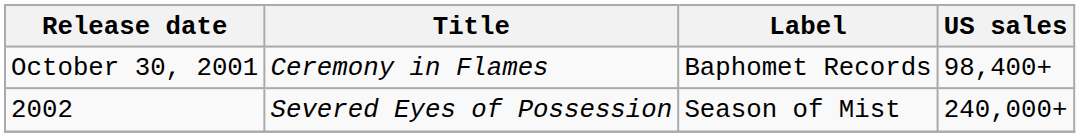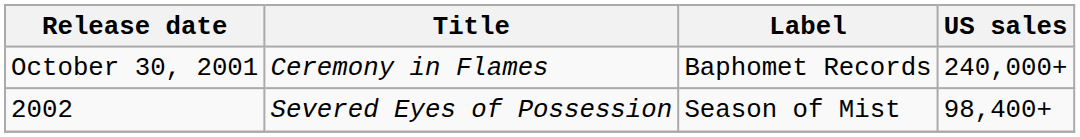(998, 68) 98,400+ -> (1006, 68) 240,000+
(1006, 110) 240,000+ -> (998, 110) 98,400+
